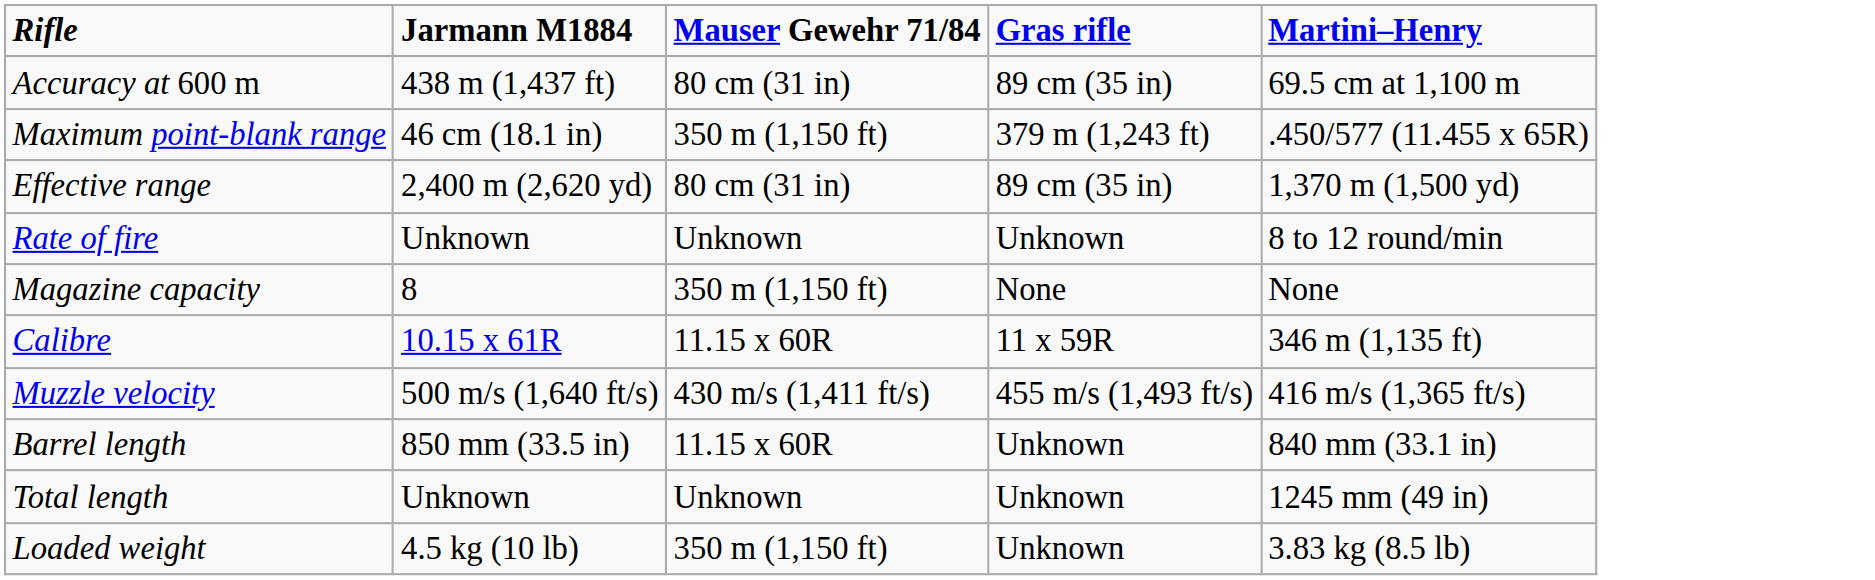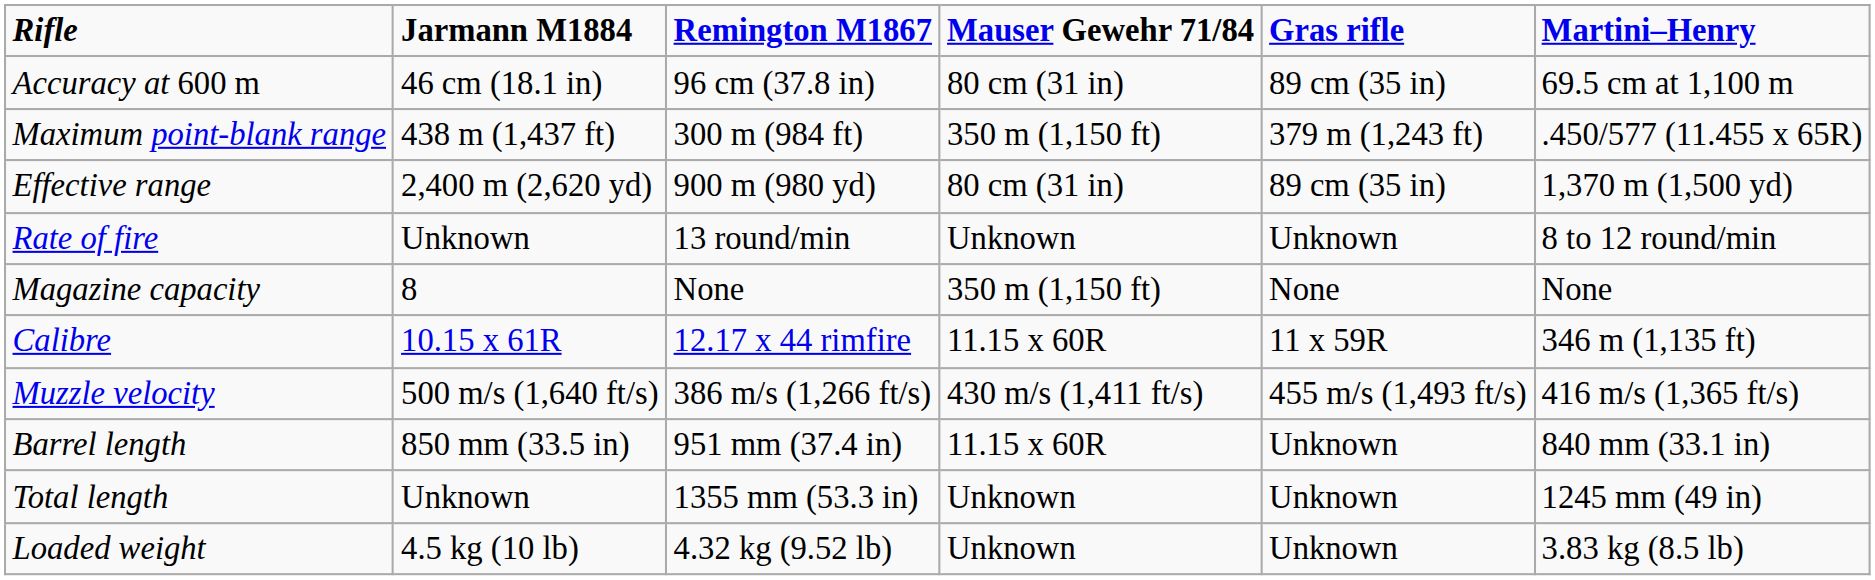+ column: (803, 30)
(508, 82) 438 m (1,437 ft) -> (502, 82) 46 cm (18.1 in)
(502, 133) 46 cm (18.1 in) -> (508, 133) 438 m (1,437 ft)
(781, 548) 350 m (1,150 ft) -> (1011, 548) Unknown
